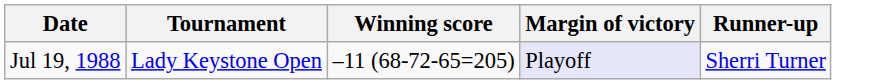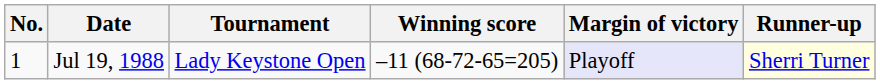+ column: (27, 23)
(766, 60) no background -> (809, 60) lightyellow background
